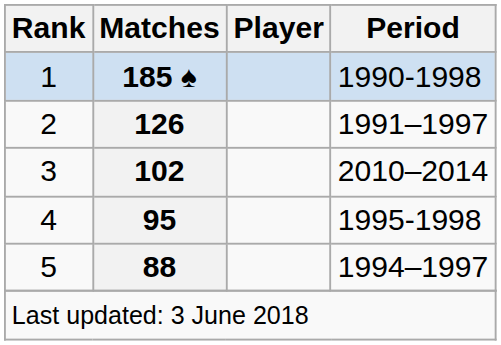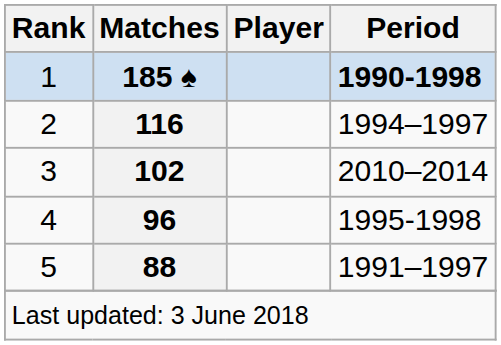(410, 76) normal -> (410, 76) bold
(159, 123) 126 -> (159, 123) 116
(413, 123) 1991–1997 -> (413, 123) 1994–1997
(159, 219) 95 -> (159, 219) 96
(413, 266) 1994–1997 -> (413, 266) 1991–1997
